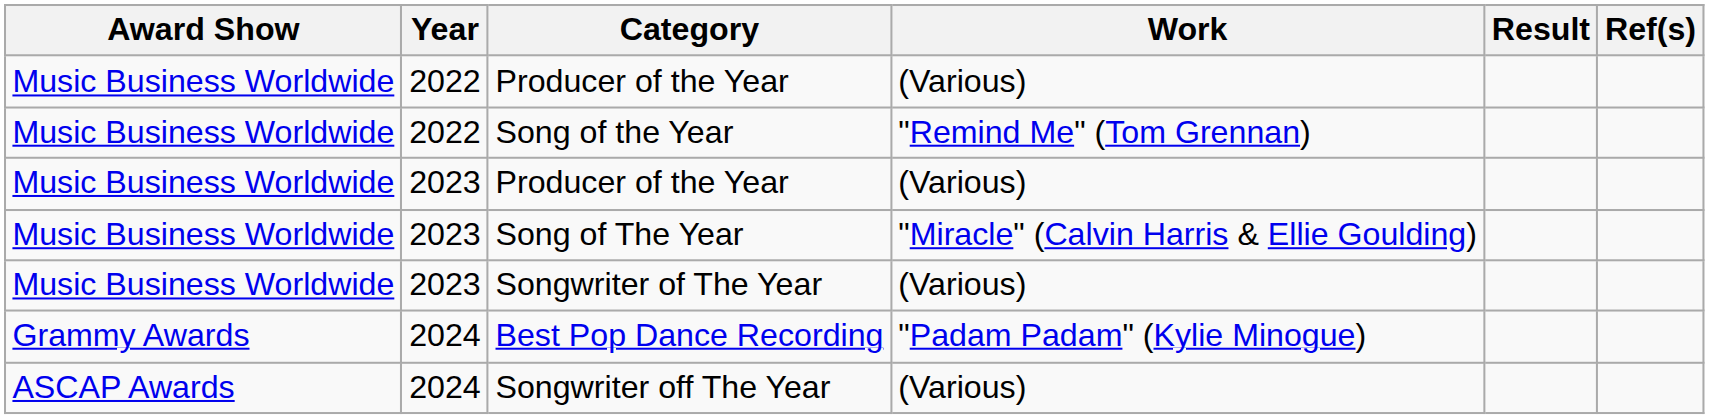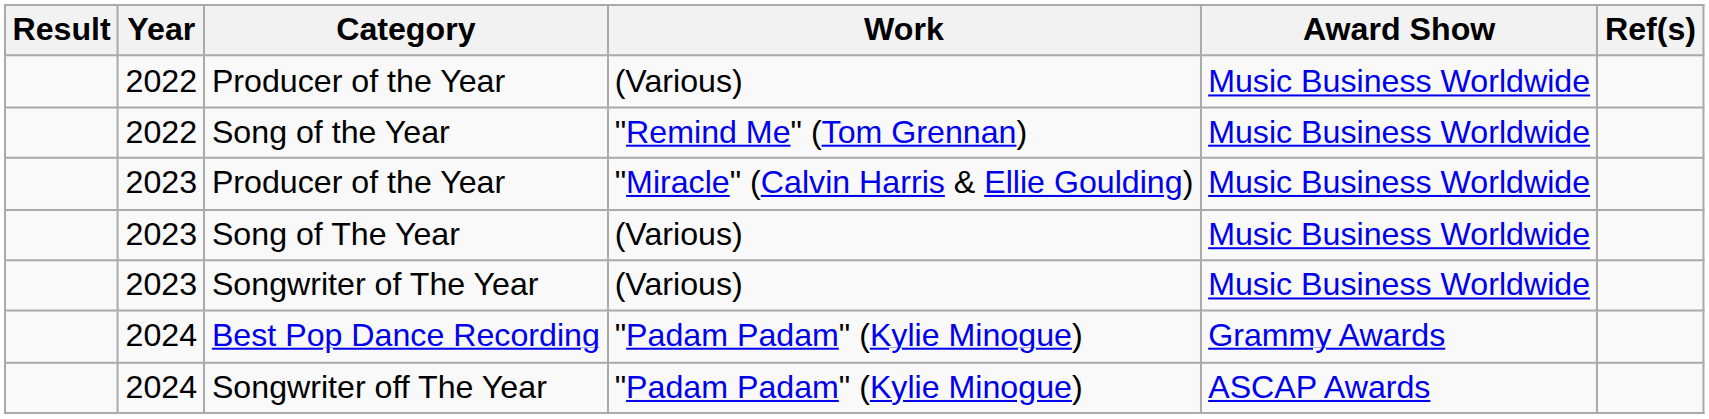columns swapped: (203, 30) <-> (1541, 30)
(962, 183) (Various) -> (904, 183) "Miracle" (Calvin Harris & Ellie Goulding)
(1188, 234) "Miracle" (Calvin Harris & Ellie Goulding) -> (679, 234) (Various)
(962, 387) (Various) -> (849, 387) "Padam Padam" (Kylie Minogue)
